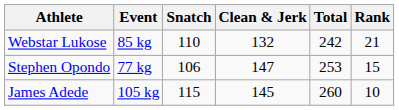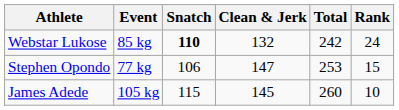(189, 42) normal -> (189, 42) bold
(372, 42) 21 -> (372, 42) 24
